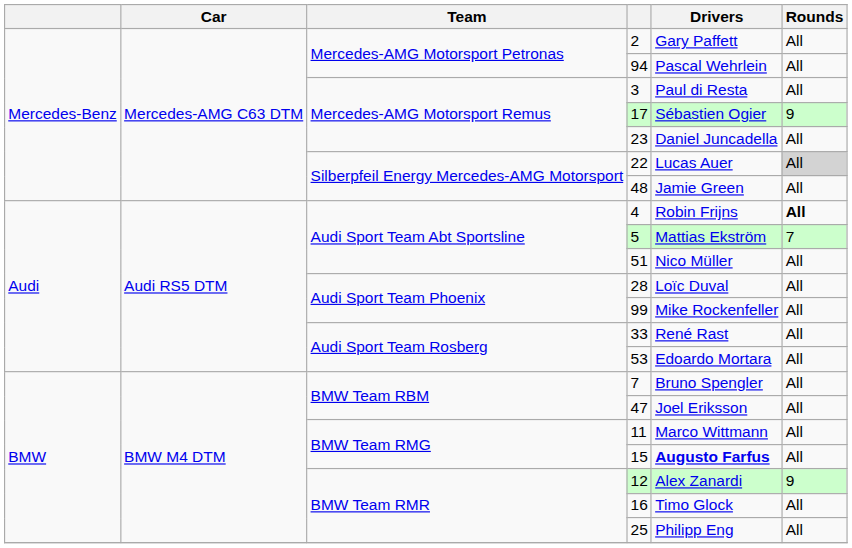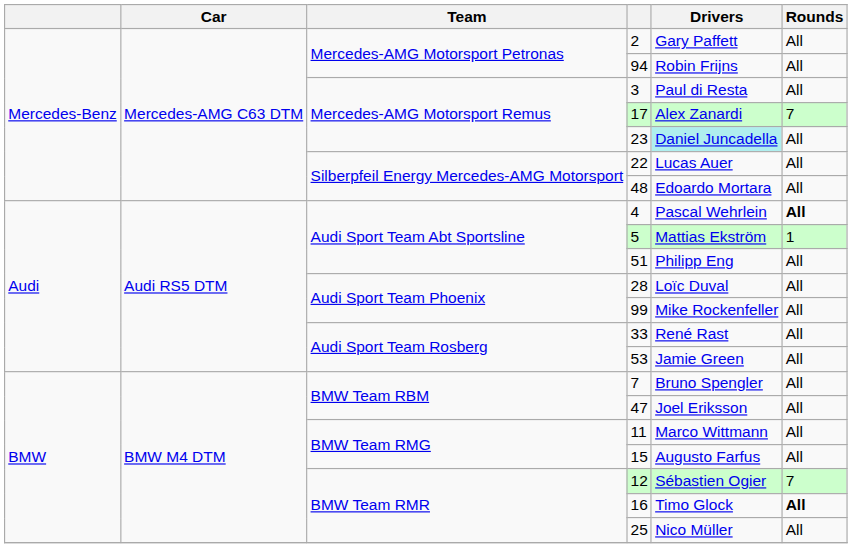(711, 65) Pascal Wehrlein -> (696, 65) Robin Frijns
(711, 114) Sébastien Ogier -> (699, 114) Alex Zanardi
(790, 114) 9 -> (790, 114) 7
(716, 139) no background -> (716, 139) paleturquoise background
(794, 163) lightgrey background -> (794, 163) no background
(699, 187) Jamie Green -> (713, 187) Edoardo Mortara
(696, 212) Robin Frijns -> (711, 212) Pascal Wehrlein
(790, 236) 7 -> (790, 236) 1
(694, 261) Nico Müller -> (694, 261) Philipp Eng
(713, 359) Edoardo Mortara -> (699, 359) Jamie Green
(712, 456) bold -> (708, 456) normal
(699, 481) Alex Zanardi -> (711, 481) Sébastien Ogier
(790, 481) 9 -> (790, 481) 7
(794, 505) normal -> (796, 505) bold
(694, 530) Philipp Eng -> (694, 530) Nico Müller
